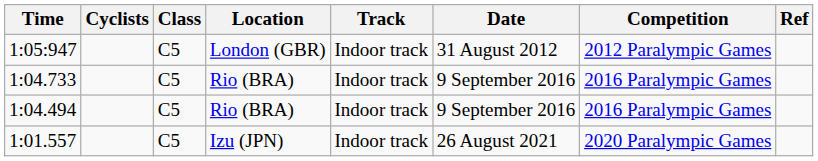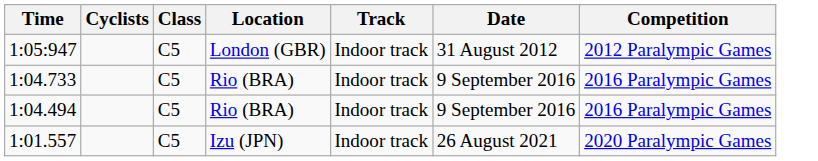- column: (794, 19)
